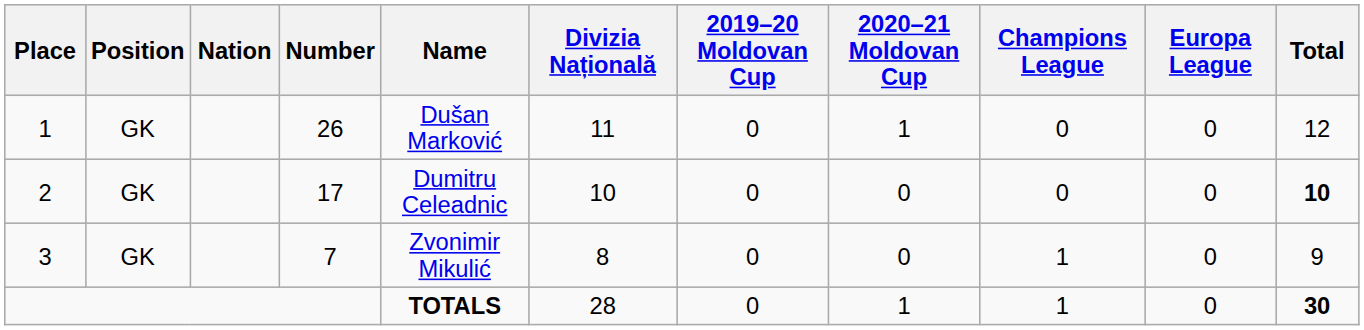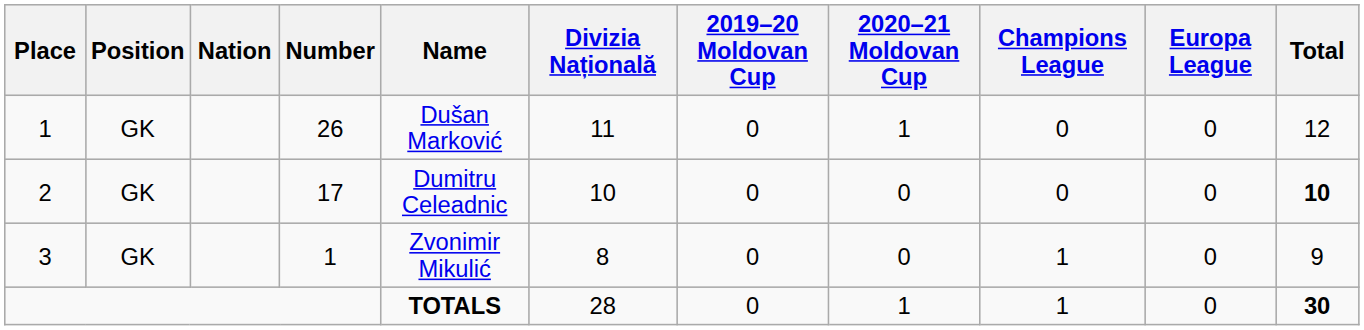(330, 256) 7 -> (330, 256) 1
